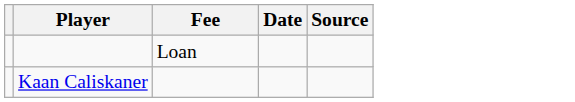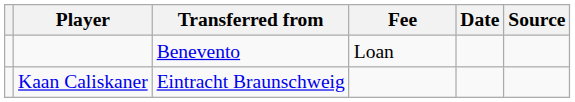+ column: (251, 19)
